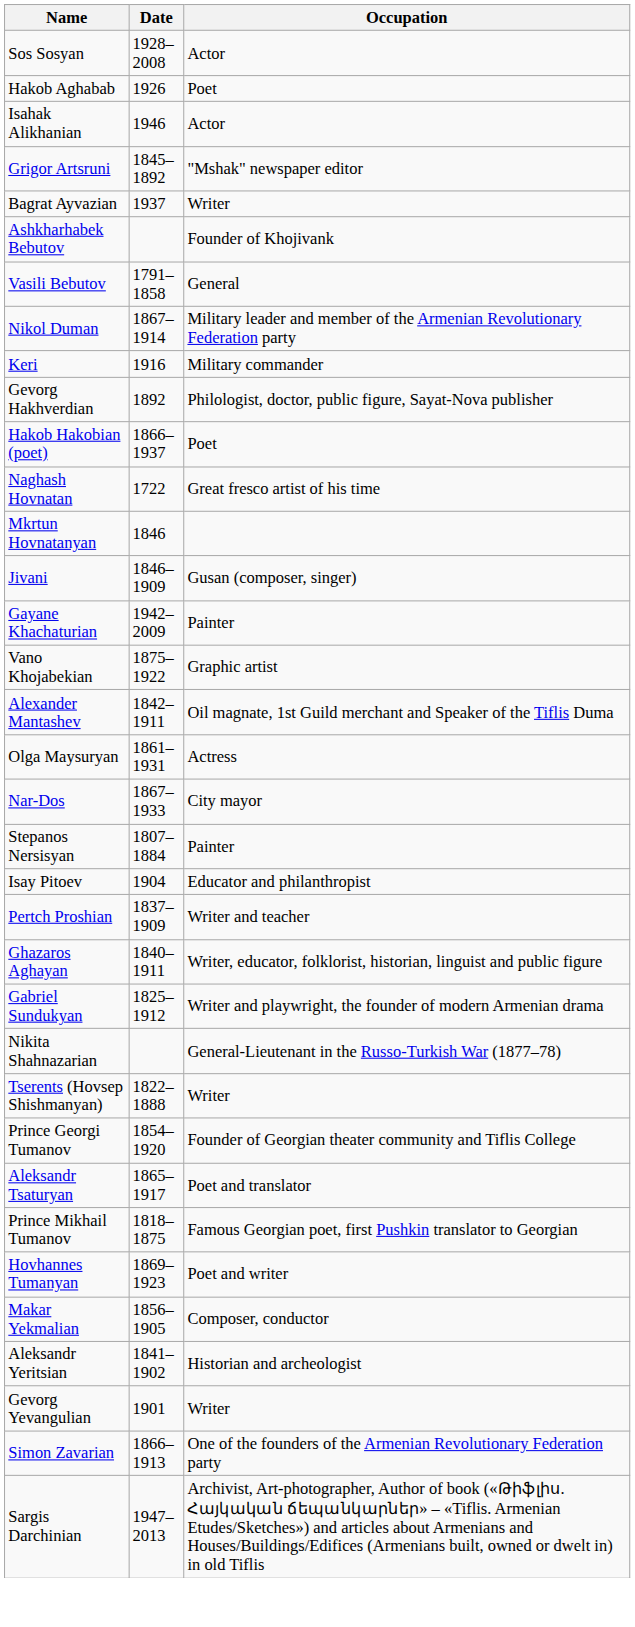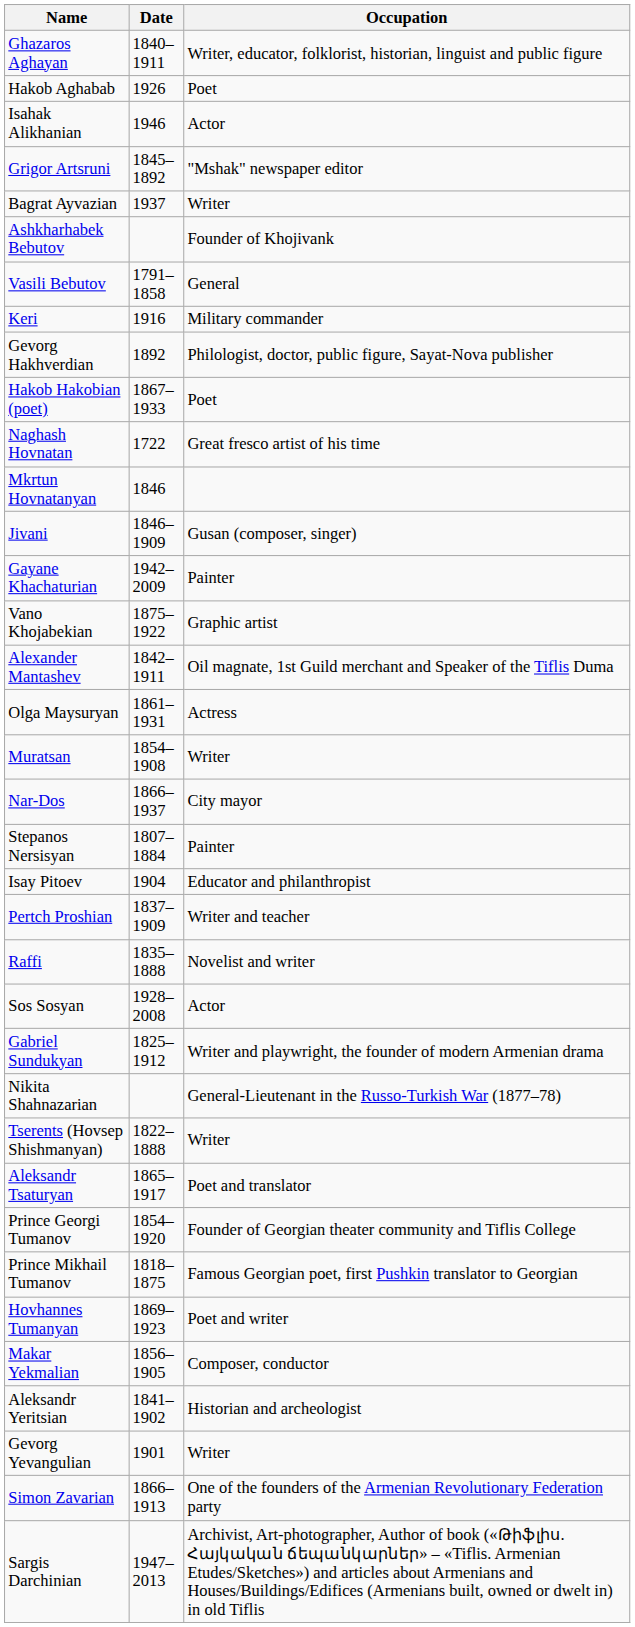rows swapped: (39, 961) <-> (46, 52)
- row: (53, 328)
(153, 444) 1866–1937 -> (153, 399) 1867–1933
+ row: (39, 756)
(153, 801) 1867–1933 -> (153, 801) 1866–1937
+ row: (25, 961)
rows swapped: (42, 1185) <-> (54, 1140)
